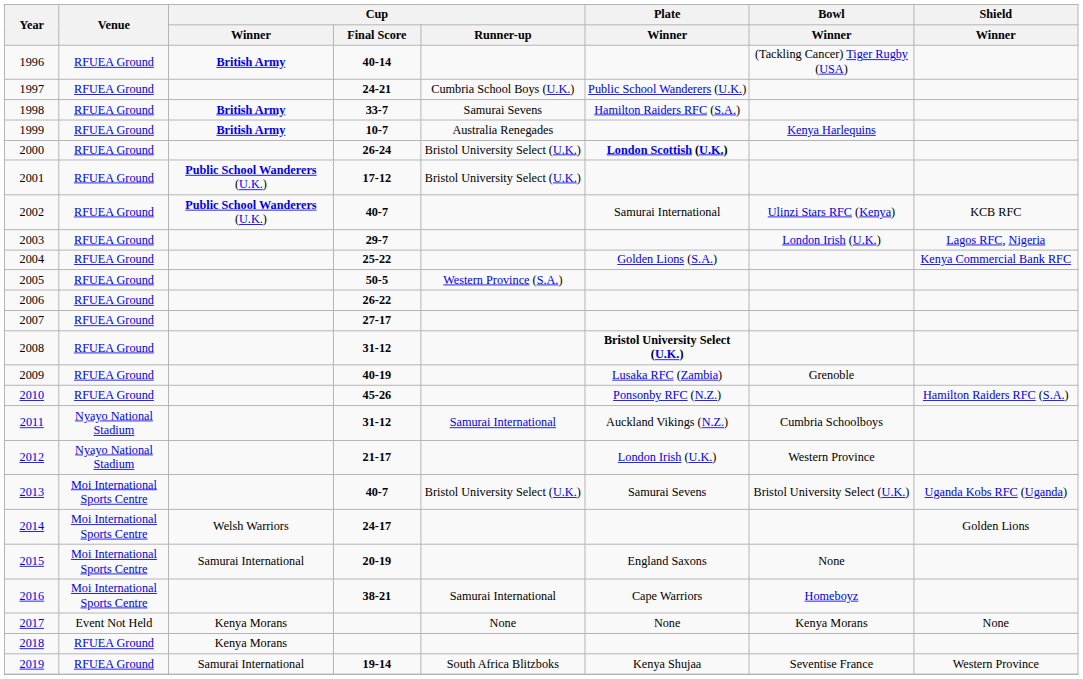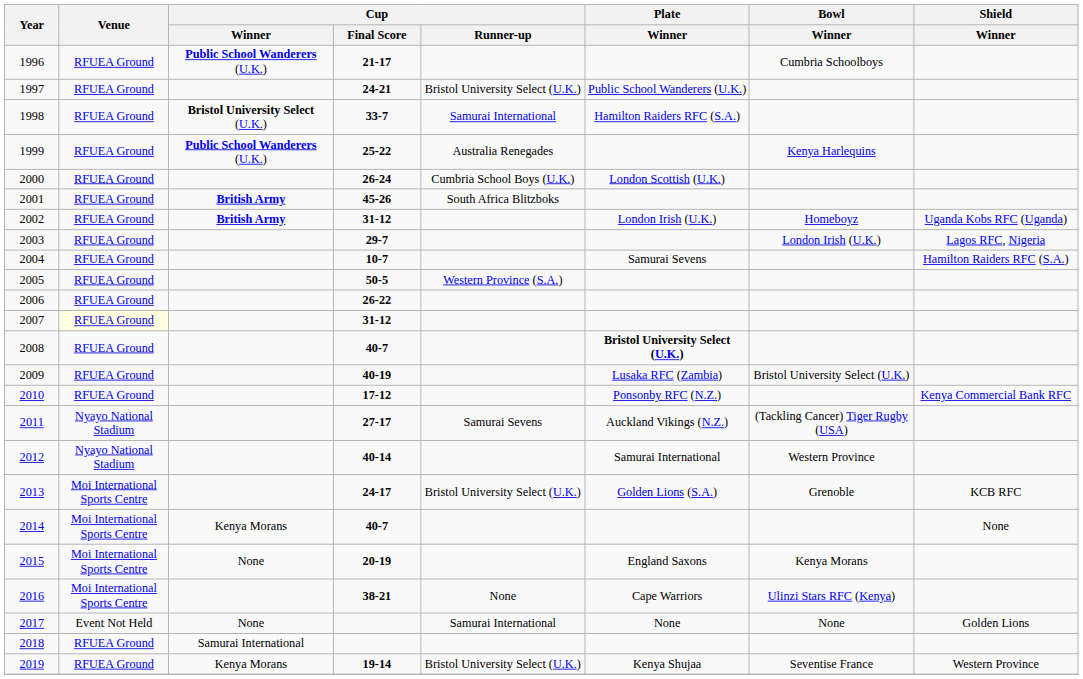(251, 62) British Army -> (251, 62) Public School Wanderers (U.K.)
(377, 62) 40-14 -> (377, 62) 21-17
(831, 62) (Tackling Cancer) Tiger Rugby (USA) -> (831, 62) Cumbria Schoolboys
(503, 89) Cumbria School Boys (U.K.) -> (503, 89) Bristol University Select (U.K.)
(251, 110) British Army -> (251, 117) Bristol University Select (U.K.)
(503, 110) Samurai Sevens -> (503, 117) Samurai International
(251, 130) British Army -> (251, 152) Public School Wanderers (U.K.)
(377, 130) 10-7 -> (377, 152) 25-22
(503, 150) Bristol University Select (U.K.) -> (503, 179) Cumbria School Boys (U.K.)
(667, 150) bold -> (667, 179) normal
(251, 177) Public School Wanderers (U.K.) -> (251, 199) British Army
(377, 177) 17-12 -> (377, 199) 45-26
(503, 177) Bristol University Select (U.K.) -> (503, 199) South Africa Blitzboks
(251, 212) Public School Wanderers (U.K.) -> (251, 219) British Army
(377, 212) 40-7 -> (377, 219) 31-12
(667, 212) Samurai International -> (667, 219) London Irish (U.K.)
(831, 212) Ulinzi Stars RFC (Kenya) -> (831, 219) Homeboyz
(996, 212) KCB RFC -> (996, 219) Uganda Kobs RFC (Uganda)
(377, 260) 25-22 -> (377, 260) 10-7
(667, 260) Golden Lions (S.A.) -> (667, 260) Samurai Sevens
(996, 260) Kenya Commercial Bank RFC -> (996, 260) Hamilton Raiders RFC (S.A.)
(114, 320) no background -> (114, 320) lightyellow background
(377, 320) 27-17 -> (377, 320) 31-12
(377, 348) 31-12 -> (377, 348) 40-7
(831, 375) Grenoble -> (831, 375) Bristol University Select (U.K.)
(377, 395) 45-26 -> (377, 395) 17-12
(996, 395) Hamilton Raiders RFC (S.A.) -> (996, 395) Kenya Commercial Bank RFC
(377, 423) 31-12 -> (377, 423) 27-17
(503, 423) Samurai International -> (503, 423) Samurai Sevens
(831, 423) Cumbria Schoolboys -> (831, 423) (Tackling Cancer) Tiger Rugby (USA)
(377, 457) 21-17 -> (377, 457) 40-14
(667, 457) London Irish (U.K.) -> (667, 457) Samurai International
(377, 492) 40-7 -> (377, 492) 24-17
(667, 492) Samurai Sevens -> (667, 492) Golden Lions (S.A.)
(831, 492) Bristol University Select (U.K.) -> (831, 492) Grenoble
(996, 492) Uganda Kobs RFC (Uganda) -> (996, 492) KCB RFC
(251, 527) Welsh Warriors -> (251, 527) Kenya Morans
(377, 527) 24-17 -> (377, 527) 40-7
(996, 527) Golden Lions -> (996, 527) None
(251, 561) Samurai International -> (251, 561) None
(831, 561) None -> (831, 561) Kenya Morans
(503, 596) Samurai International -> (503, 596) None
(831, 596) Homeboyz -> (831, 596) Ulinzi Stars RFC (Kenya)
(251, 623) Kenya Morans -> (251, 623) None
(503, 623) None -> (503, 623) Samurai International
(831, 623) Kenya Morans -> (831, 623) None
(996, 623) None -> (996, 623) Golden Lions
(251, 643) Kenya Morans -> (251, 643) Samurai International
(251, 664) Samurai International -> (251, 664) Kenya Morans
(503, 664) South Africa Blitzboks -> (503, 664) Bristol University Select (U.K.)
